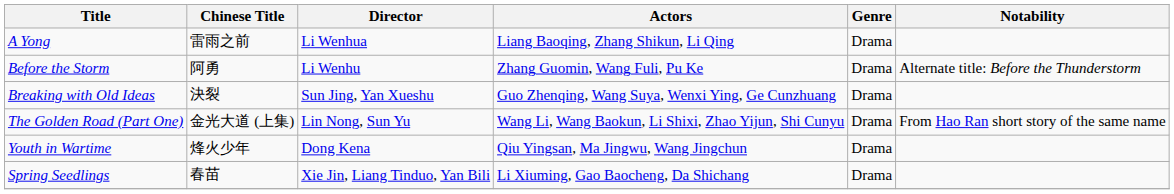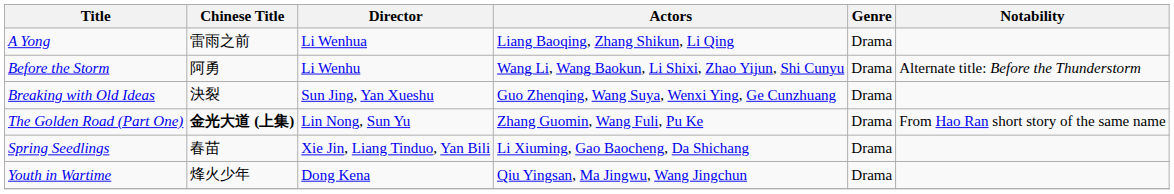(600, 68) Zhang Guomin, Wang Fuli, Pu Ke -> (671, 68) Wang Li, Wang Baokun, Li Shixi, Zhao Yijun, Shi Cunyu
(242, 121) normal -> (242, 121) bold
(671, 121) Wang Li, Wang Baokun, Li Shixi, Zhao Yijun, Shi Cunyu -> (600, 121) Zhang Guomin, Wang Fuli, Pu Ke
rows swapped: (59, 175) <-> (60, 148)
